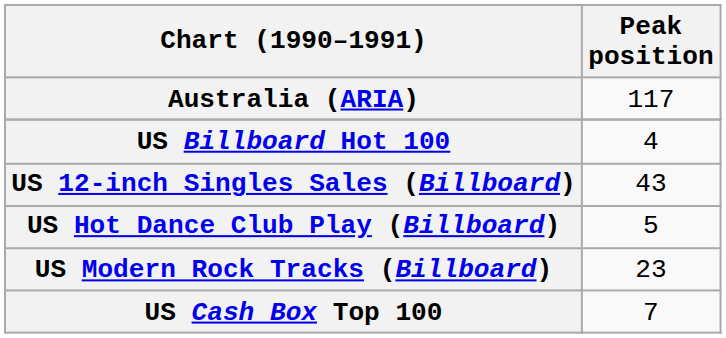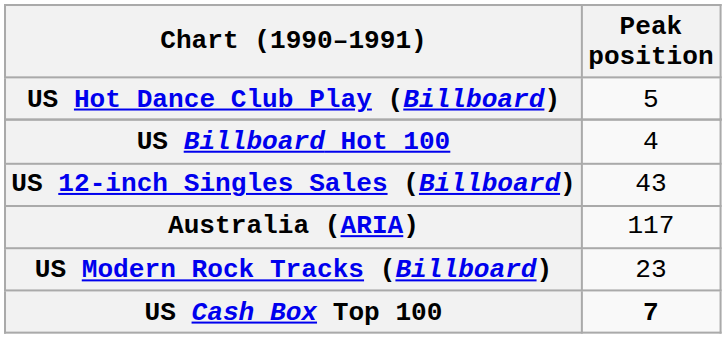rows swapped: (293, 99) <-> (294, 227)
(651, 312) normal -> (651, 312) bold
